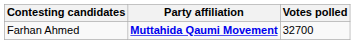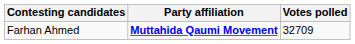(298, 30) 32700 -> (298, 30) 32709
